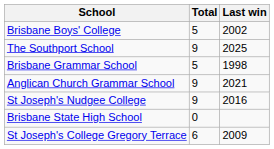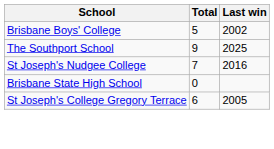- row: (72, 65)
- row: (91, 83)
(195, 100) 9 -> (195, 65) 7
(235, 135) 2009 -> (235, 100) 2005
